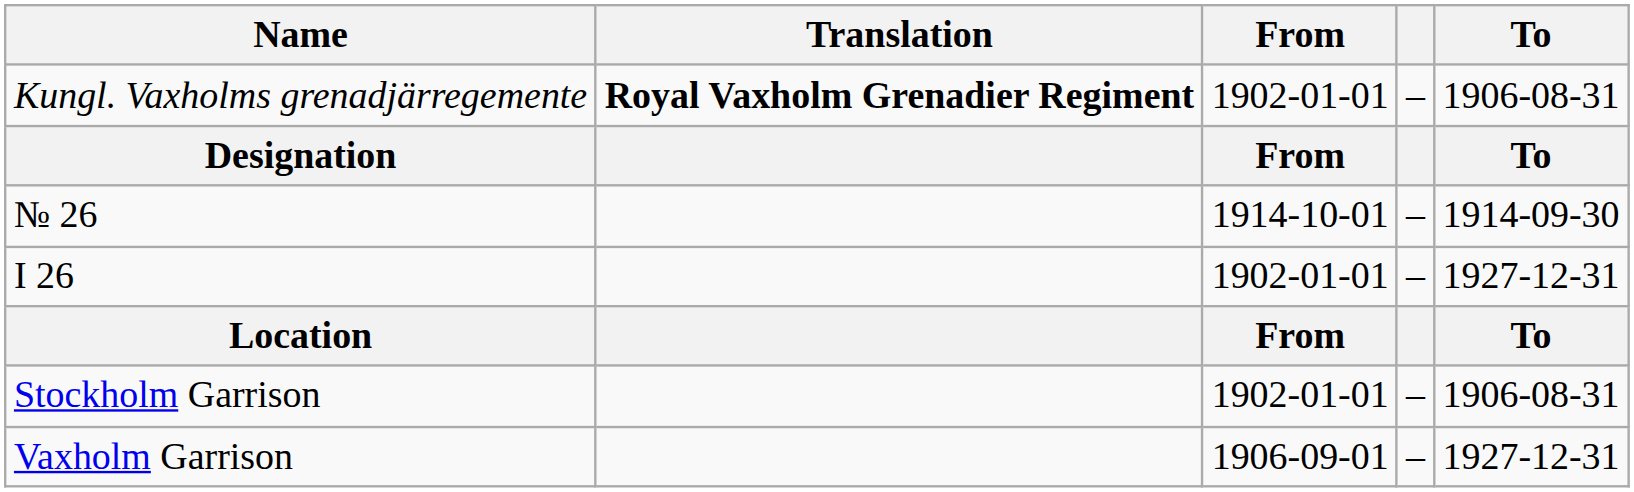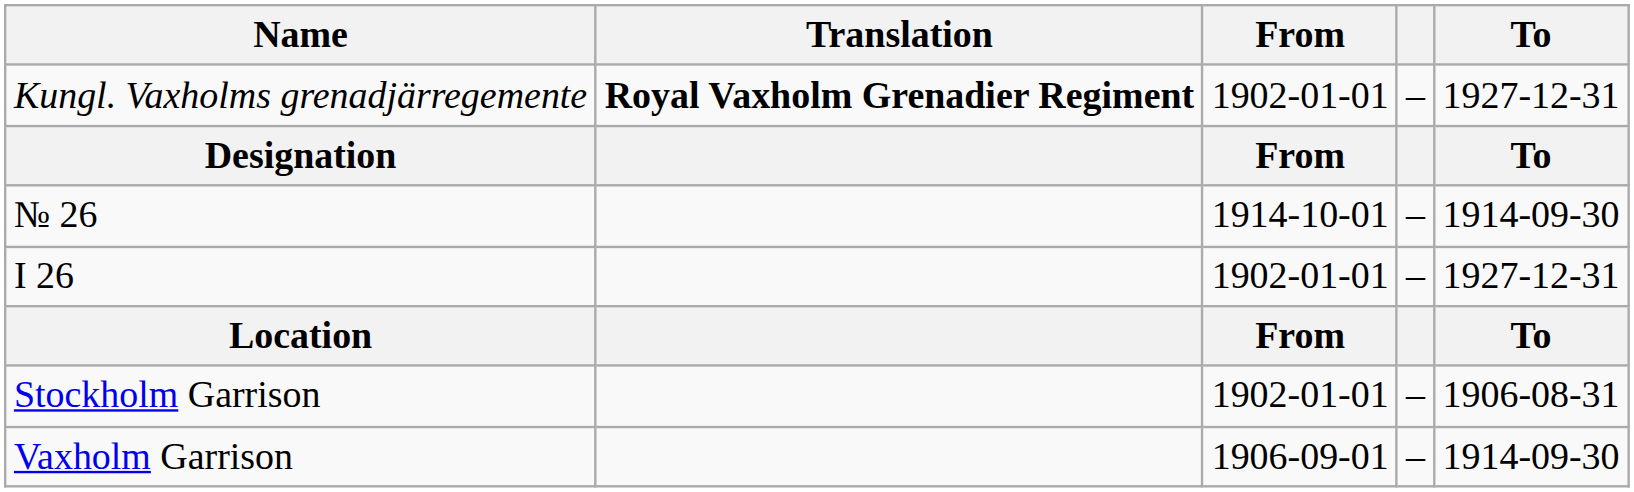(1531, 94) 1906-08-31 -> (1531, 94) 1927-12-31
(1531, 455) 1927-12-31 -> (1531, 455) 1914-09-30
